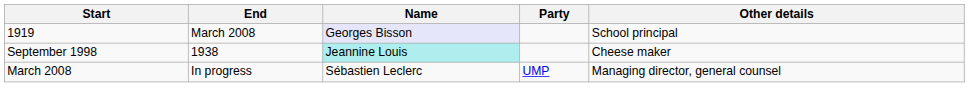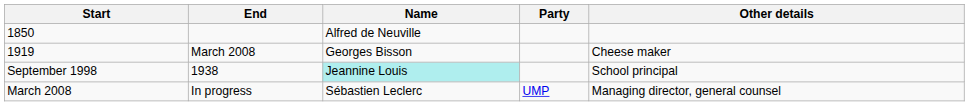+ row: (21, 33)
(369, 33) lavender background -> (369, 52) no background
(635, 33) School principal -> (631, 52) Cheese maker
(631, 52) Cheese maker -> (635, 71) School principal
